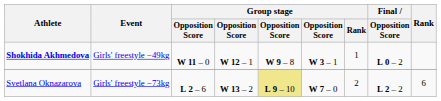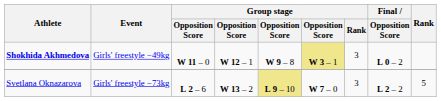(323, 62) no background -> (323, 62) khaki background
(356, 56) 1 -> (356, 56) 3
(356, 83) 2 -> (356, 83) 3
(424, 83) 6 -> (424, 83) 5
